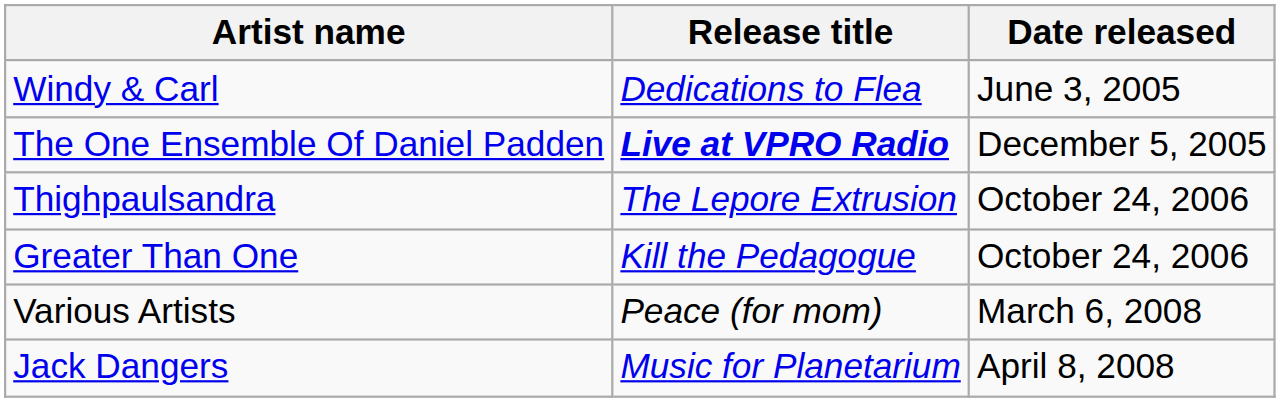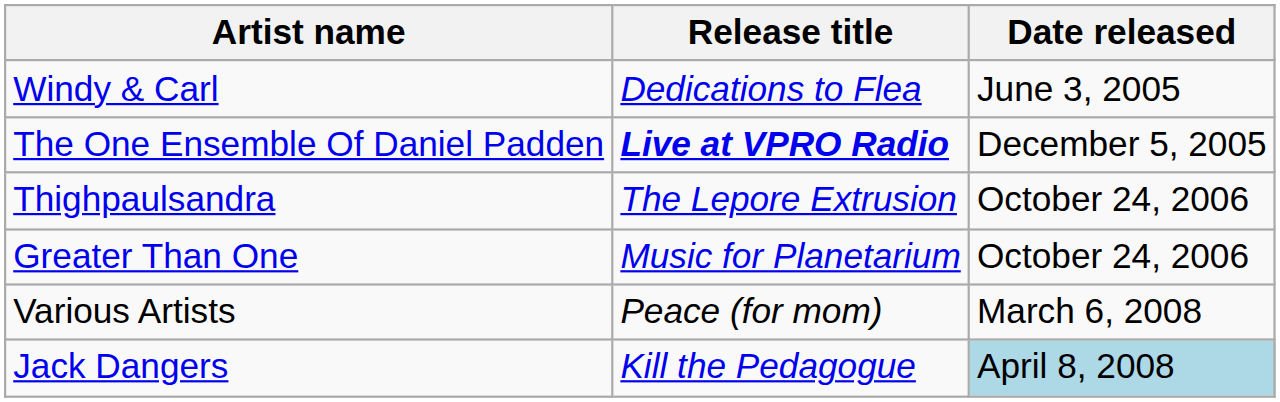(768, 255) Kill the Pedagogue -> (791, 255) Music for Planetarium
(791, 367) Music for Planetarium -> (768, 367) Kill the Pedagogue
(1076, 367) no background -> (1076, 367) lightblue background
